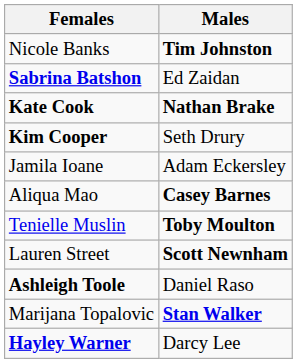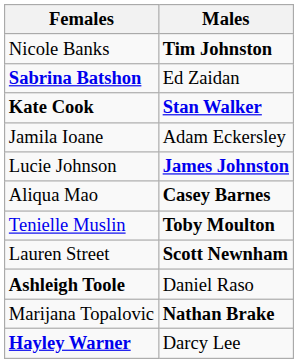(219, 107) Nathan Brake -> (212, 107) Stan Walker
- row: (58, 136)
+ row: (63, 166)
(212, 313) Stan Walker -> (219, 313) Nathan Brake
